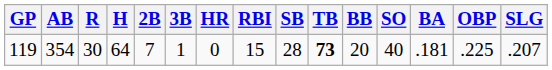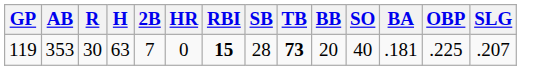- column: (181, 19)
(60, 49) 354 -> (60, 49) 353
(120, 49) 64 -> (120, 49) 63
(255, 49) normal -> (224, 49) bold
